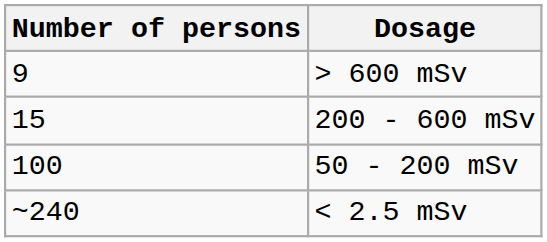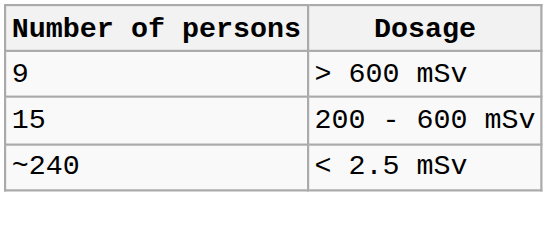- row: (416, 167)
